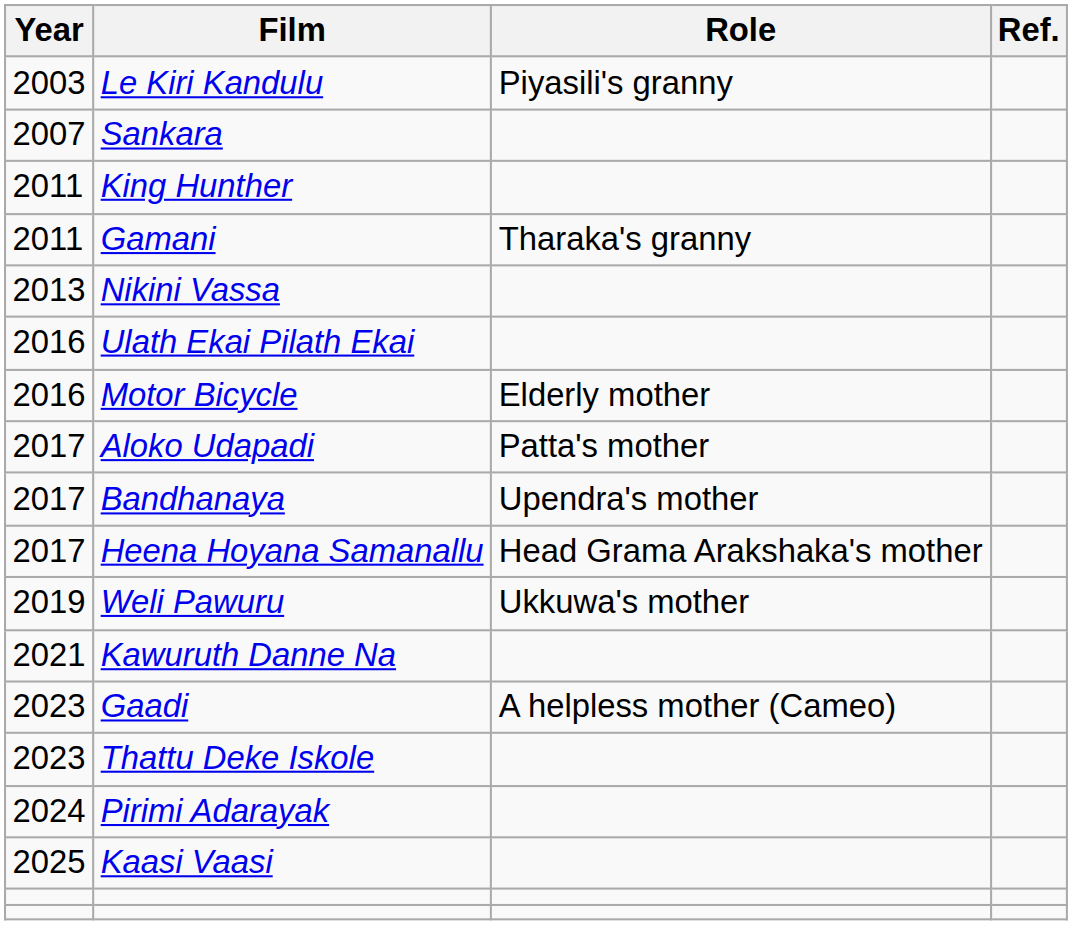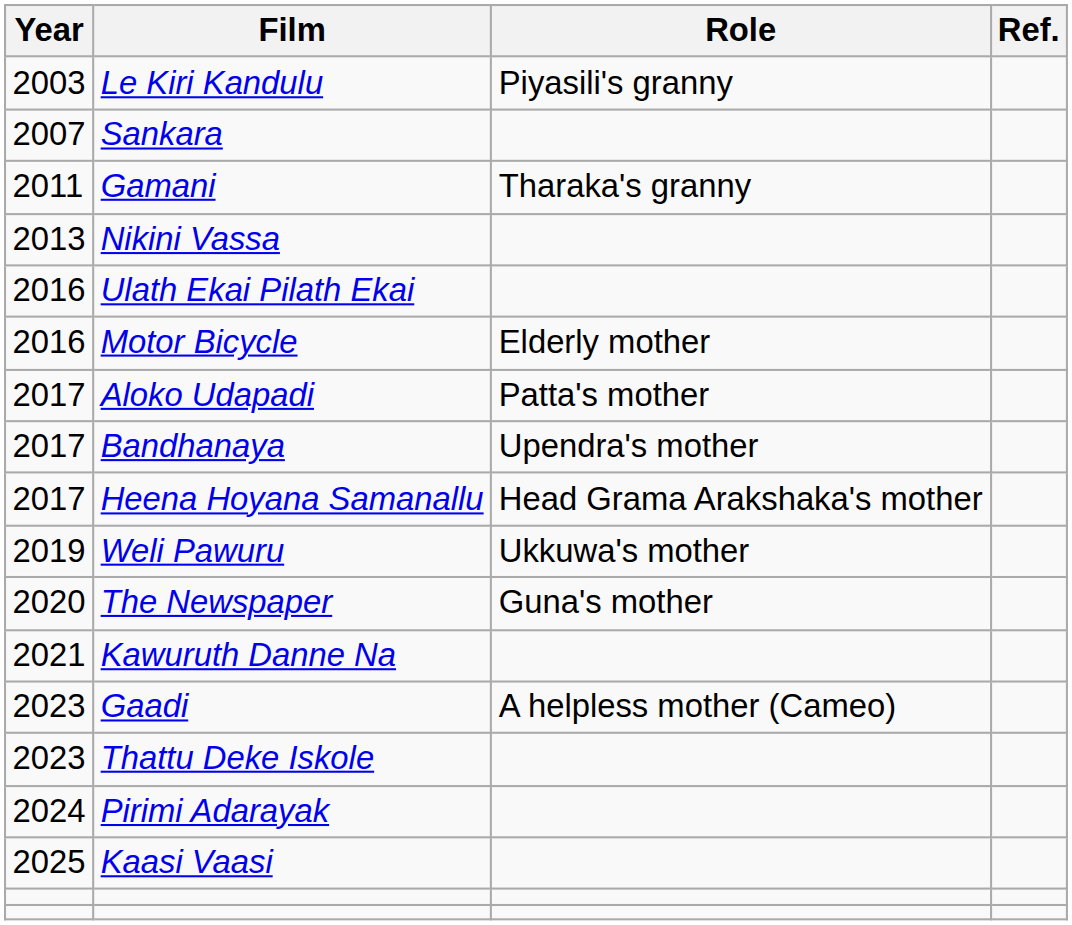- row: (48, 186)
+ row: (49, 602)
